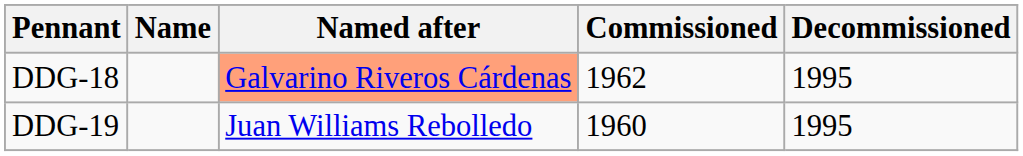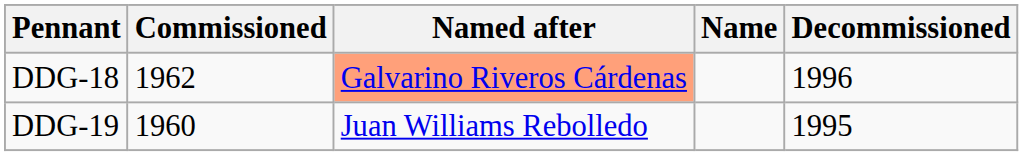columns swapped: (173, 28) <-> (681, 28)
(822, 77) 1995 -> (822, 77) 1996
